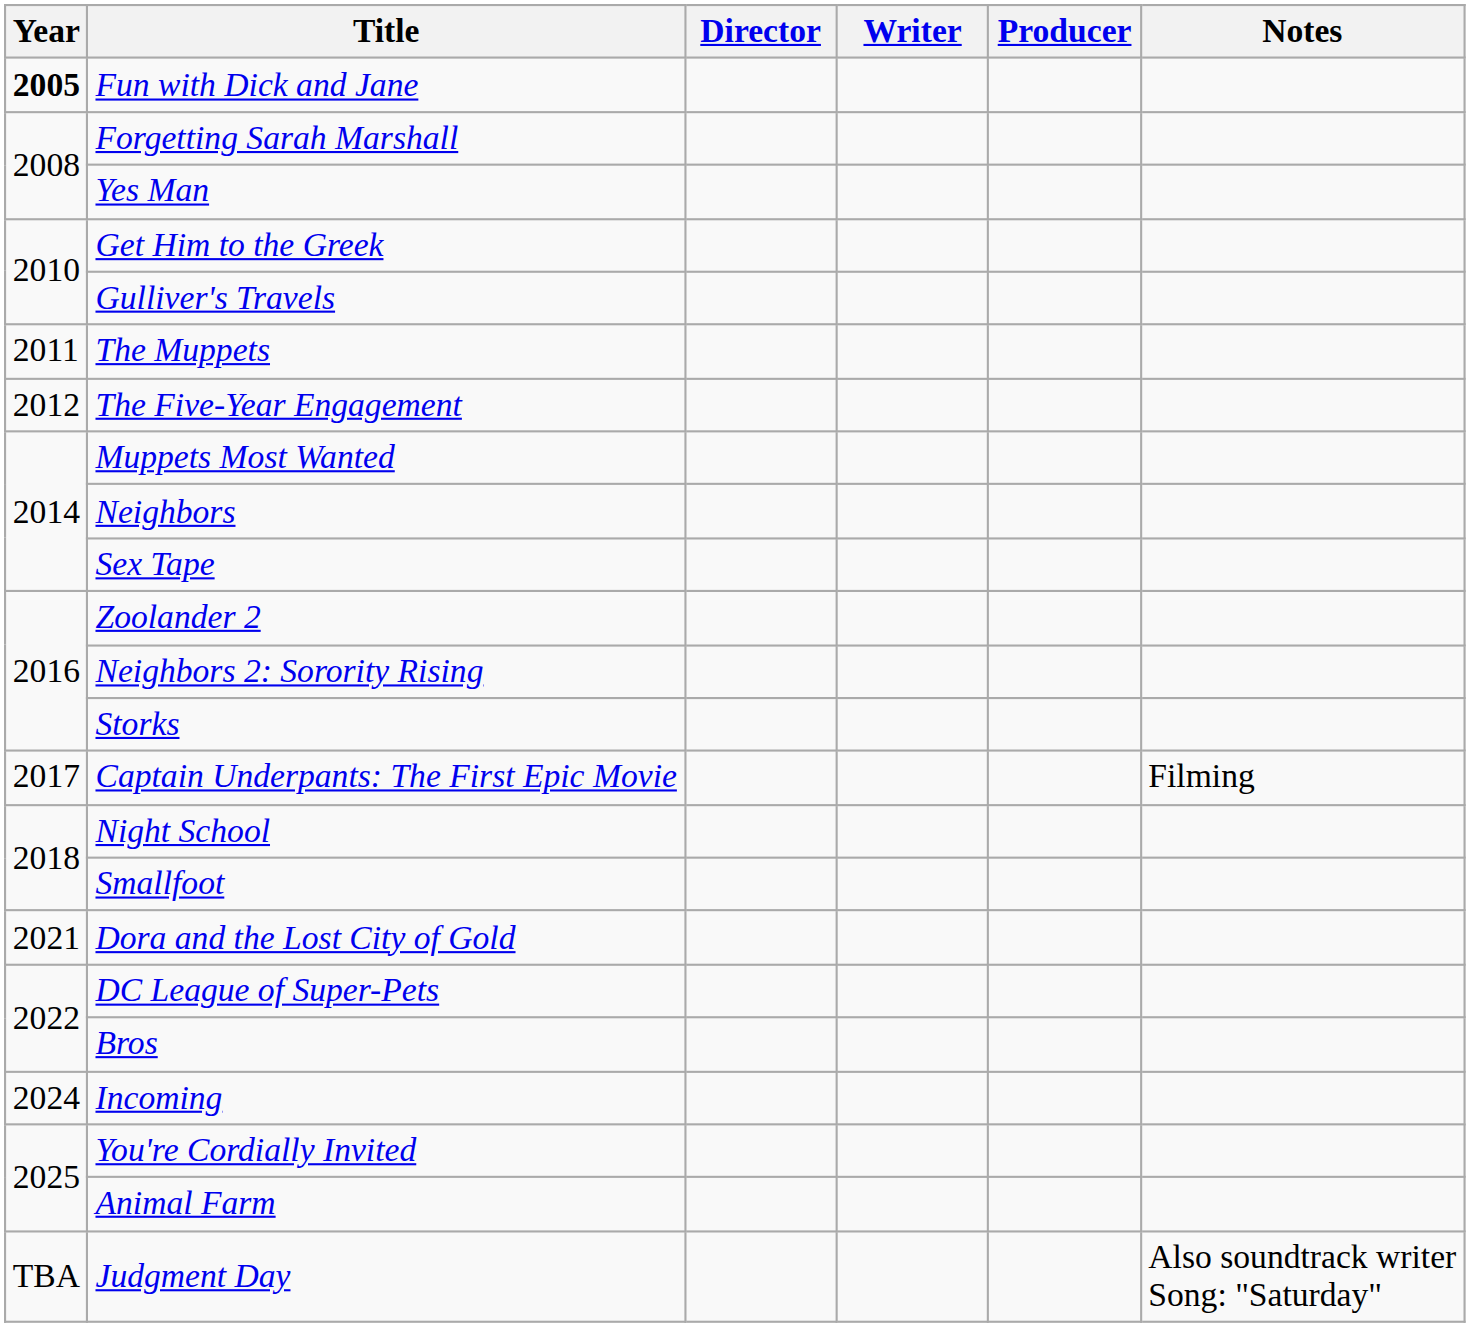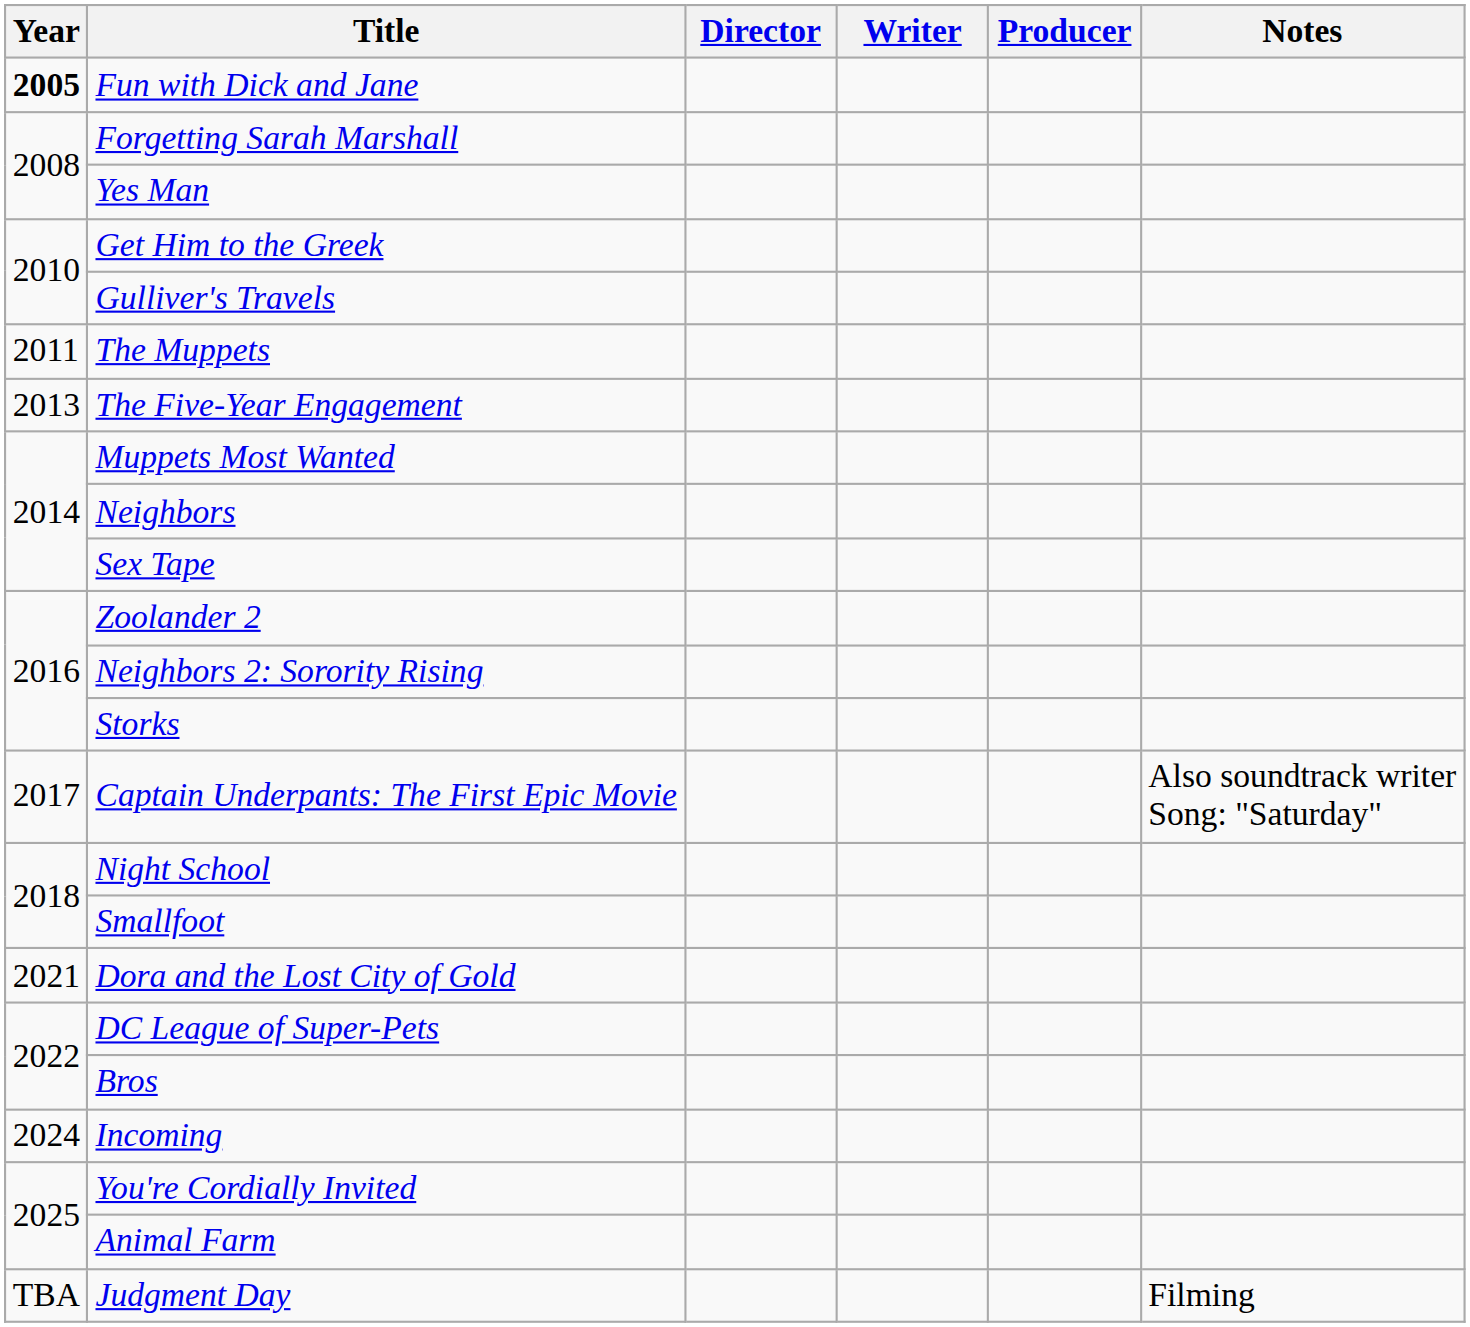(46, 404) 2012 -> (46, 404) 2013
(1202, 777) Filming -> (1302, 796) Also soundtrack writer Song: "Saturday"
(1302, 1275) Also soundtrack writer Song: "Saturday" -> (1202, 1294) Filming
